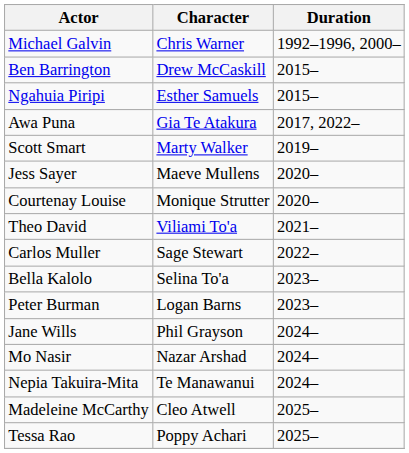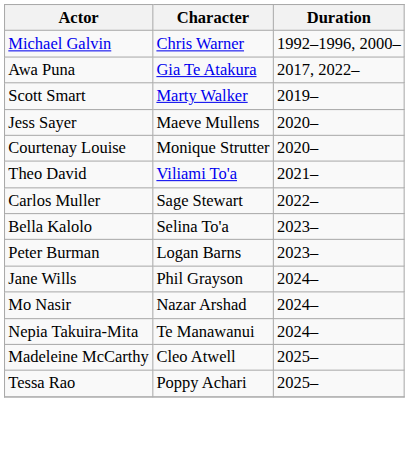- row: (59, 69)
- row: (57, 95)
